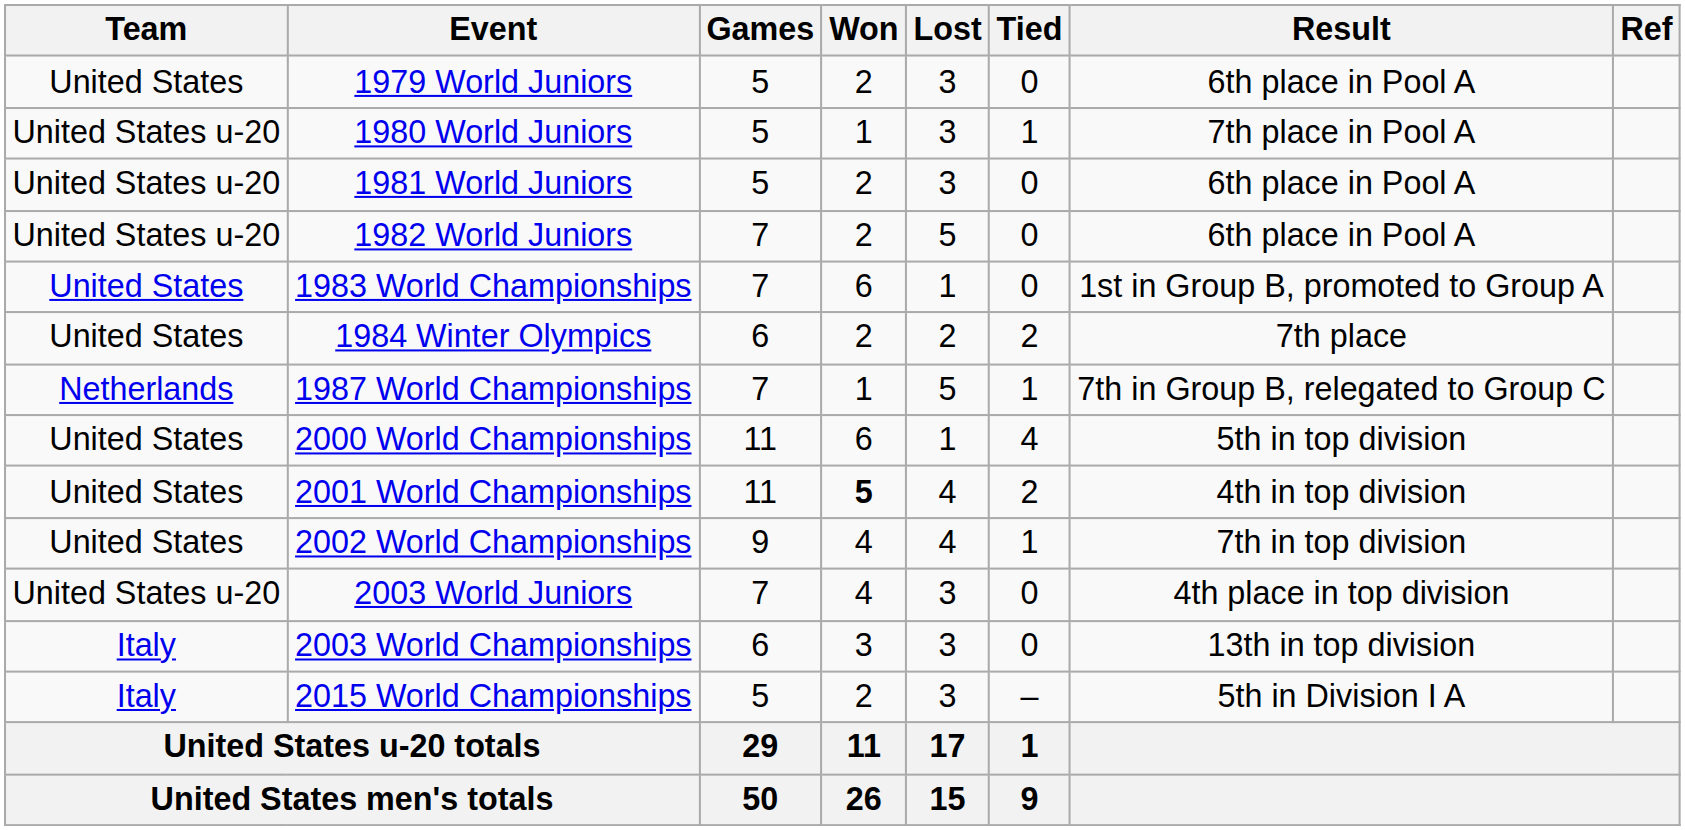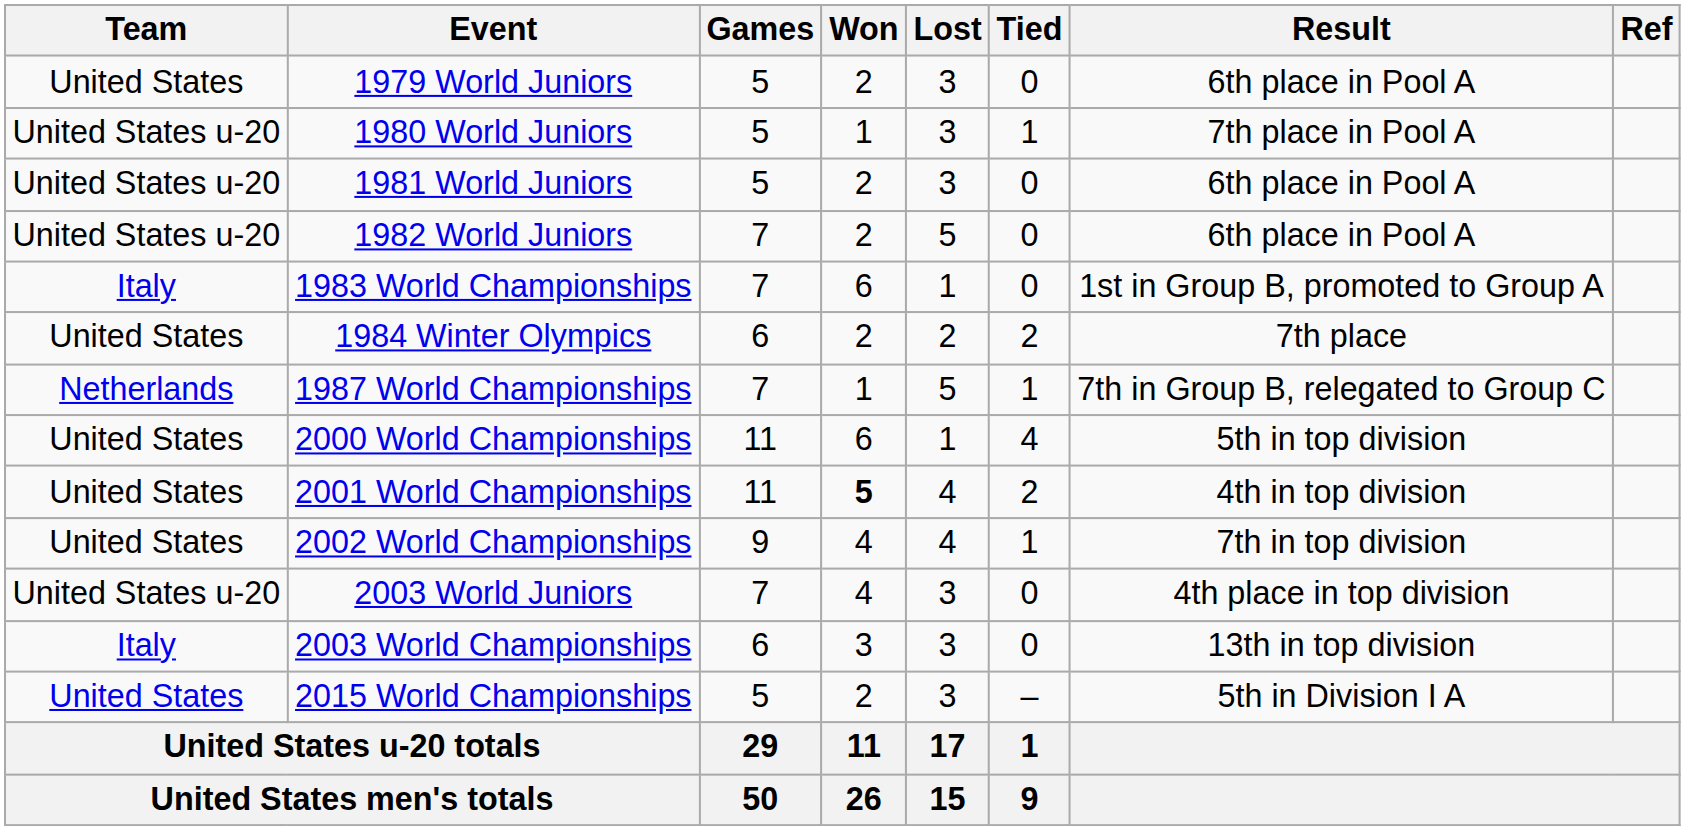(146, 286) United States -> (146, 286) Italy
(146, 696) Italy -> (146, 696) United States
